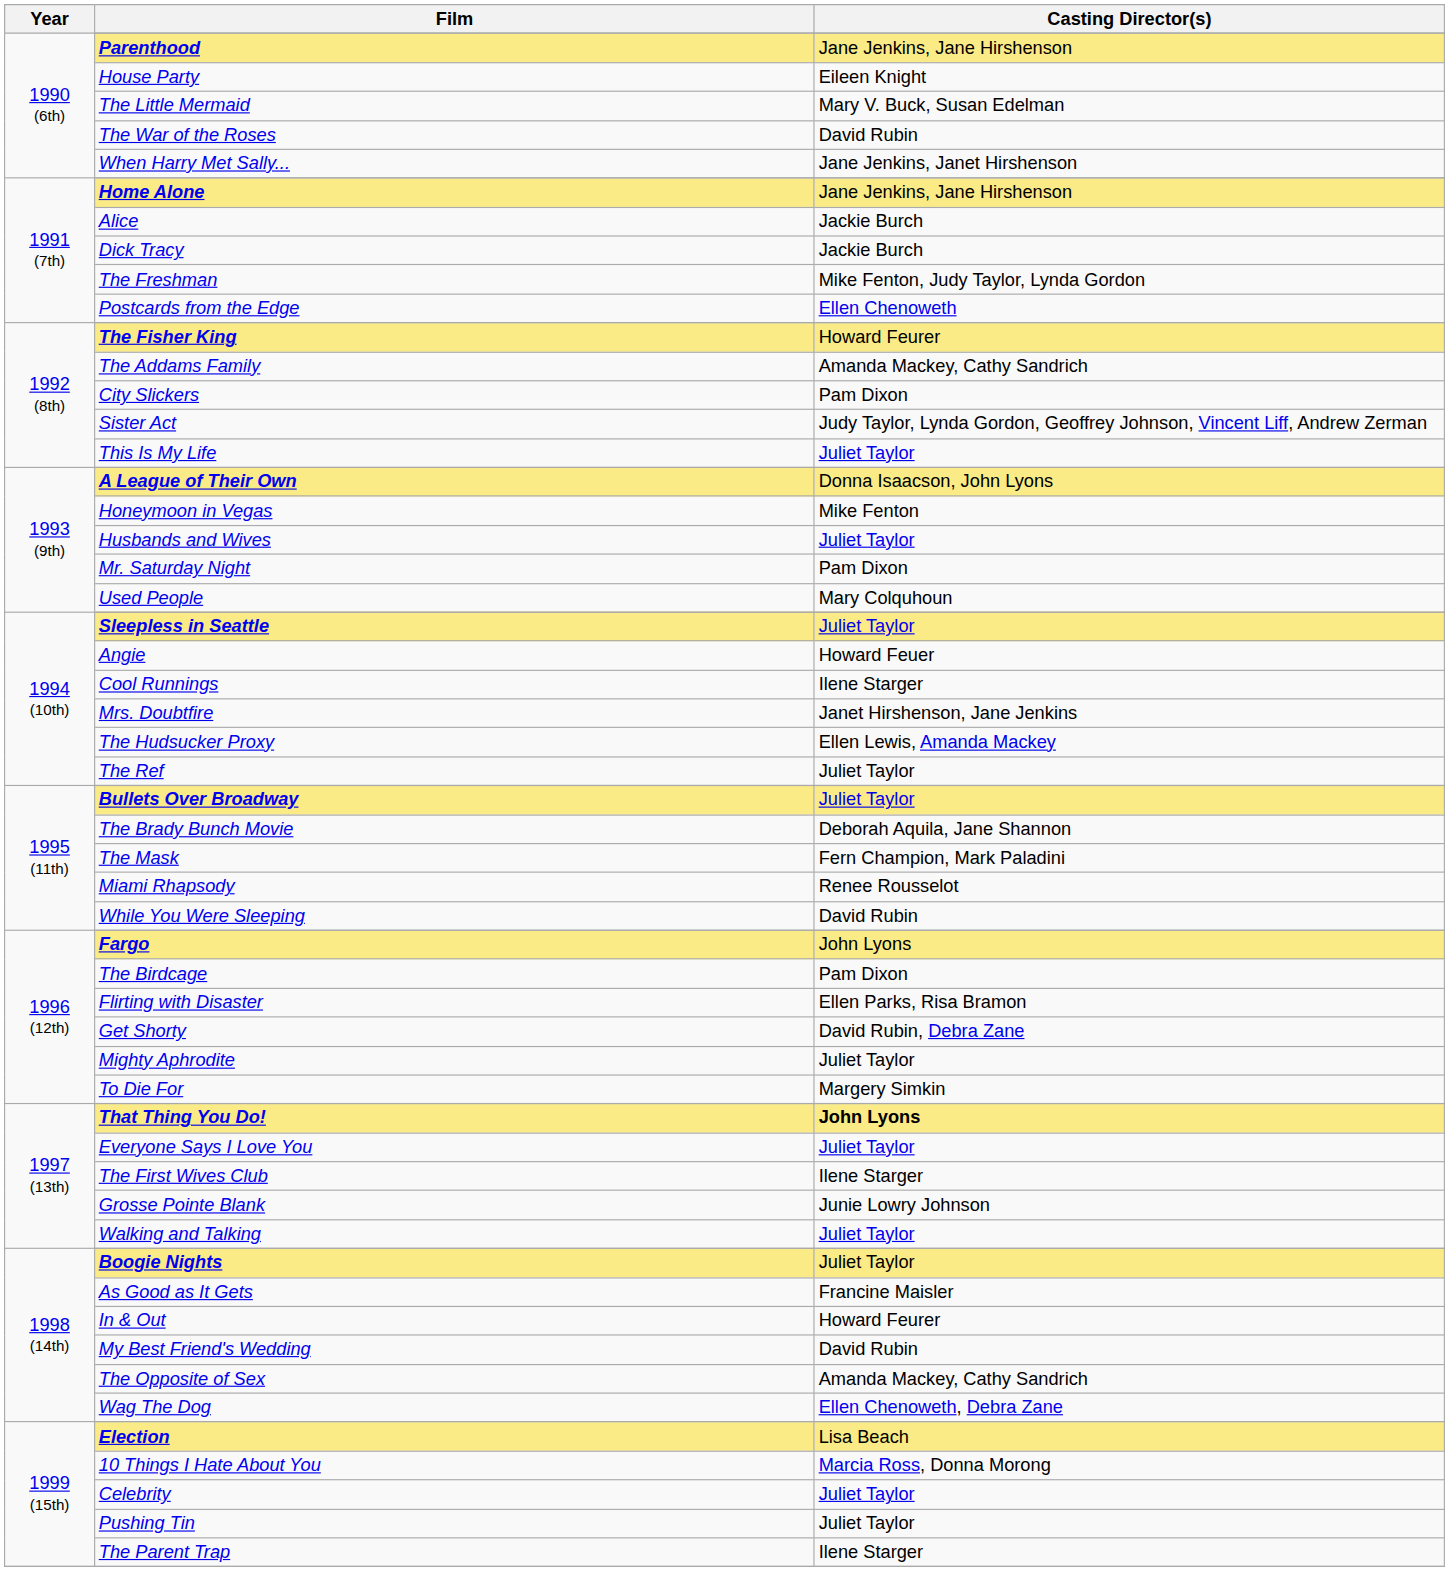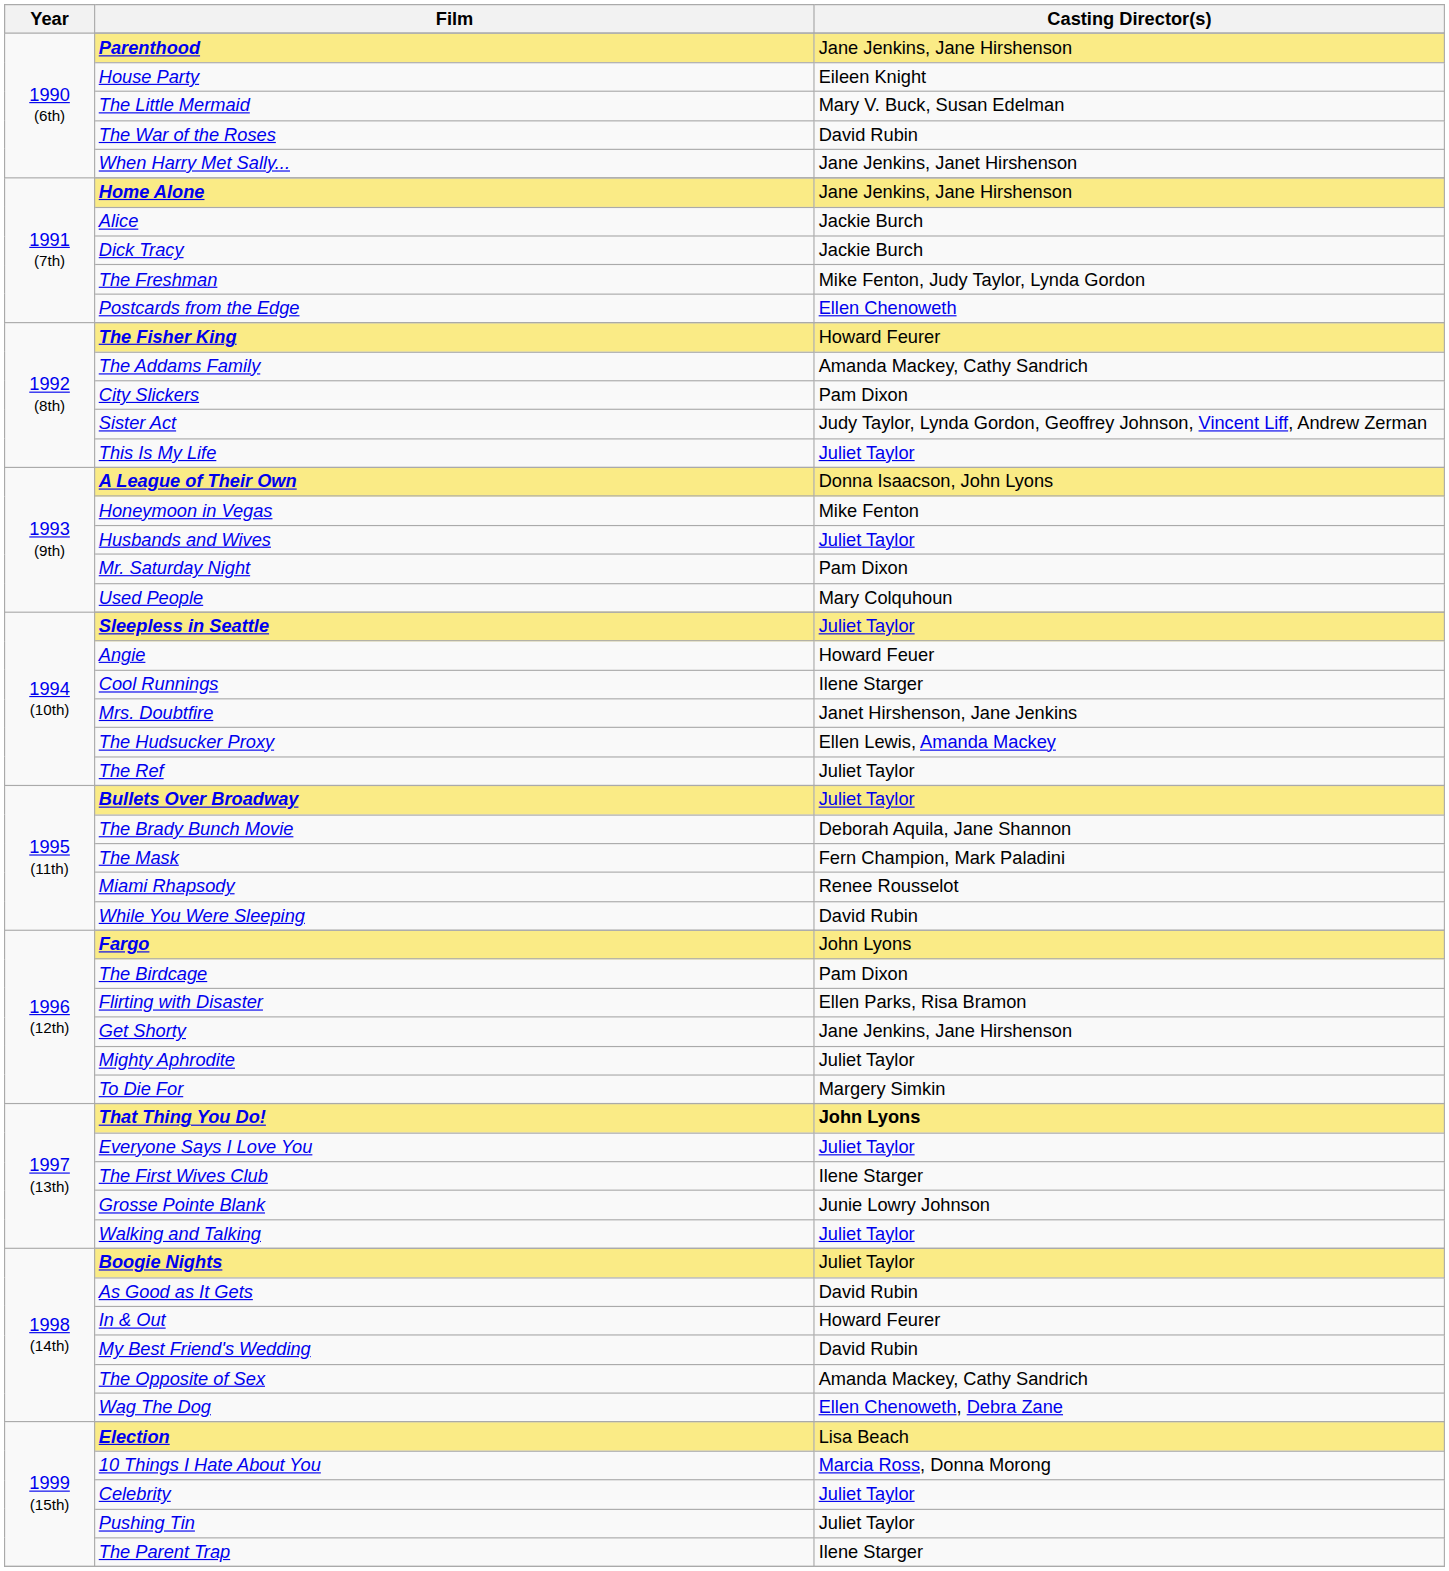(922, 1031) David Rubin, Debra Zane -> (945, 1031) Jane Jenkins, Jane Hirshenson
(886, 1291) Francine Maisler -> (868, 1291) David Rubin
